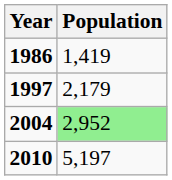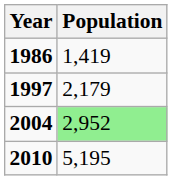(86, 157) 5,197 -> (86, 157) 5,195
